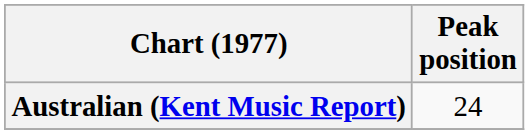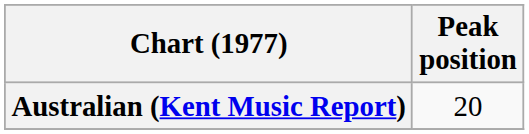(468, 105) 24 -> (468, 105) 20
